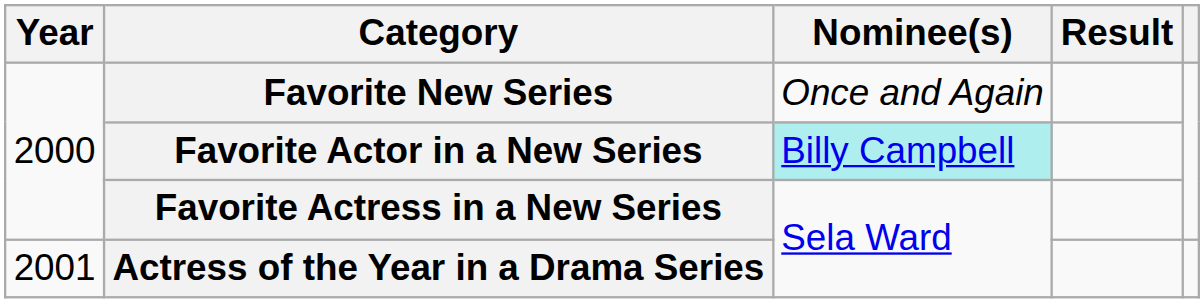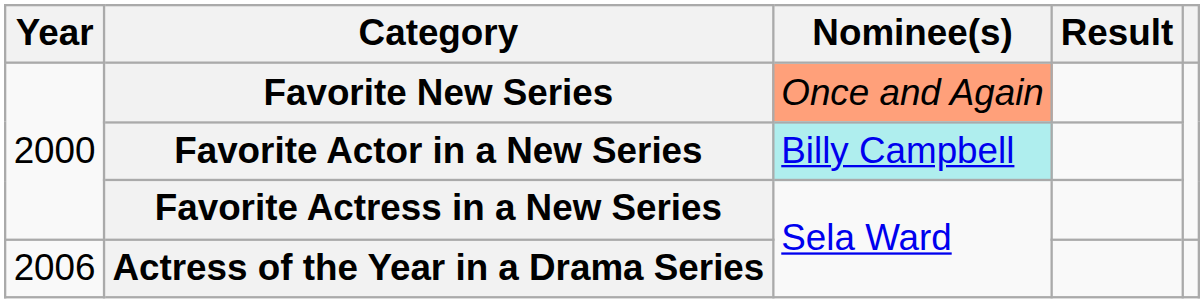(913, 92) no background -> (913, 92) lightsalmon background
(55, 267) 2001 -> (55, 267) 2006
